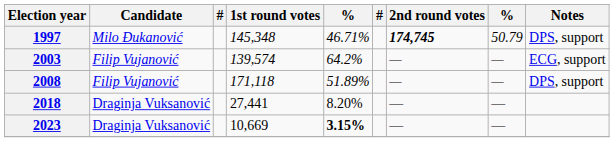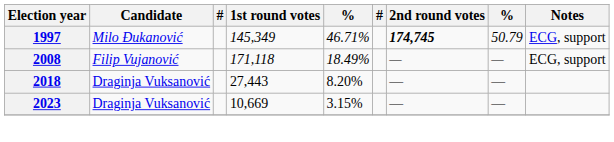(253, 37) 145,348 -> (253, 37) 145,349
(566, 37) DPS, support -> (567, 37) ECG, support
- row: (47, 59)
(348, 81) 51.89% -> (348, 59) 18.49%
(566, 81) DPS, support -> (567, 59) ECG, support
(249, 103) 27,441 -> (249, 81) 27,443
(346, 125) bold -> (345, 103) normal
